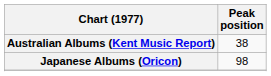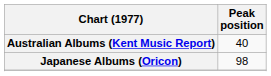(242, 43) 38 -> (242, 43) 40
